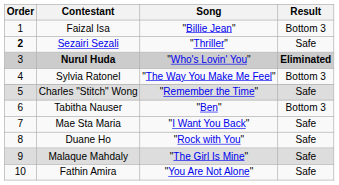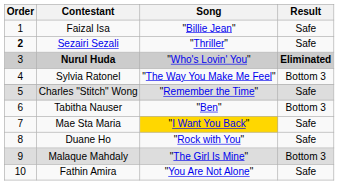(306, 28) Bottom 3 -> (306, 28) Safe
(209, 124) no background -> (209, 124) gold background
(306, 156) Safe -> (306, 156) Bottom 3
